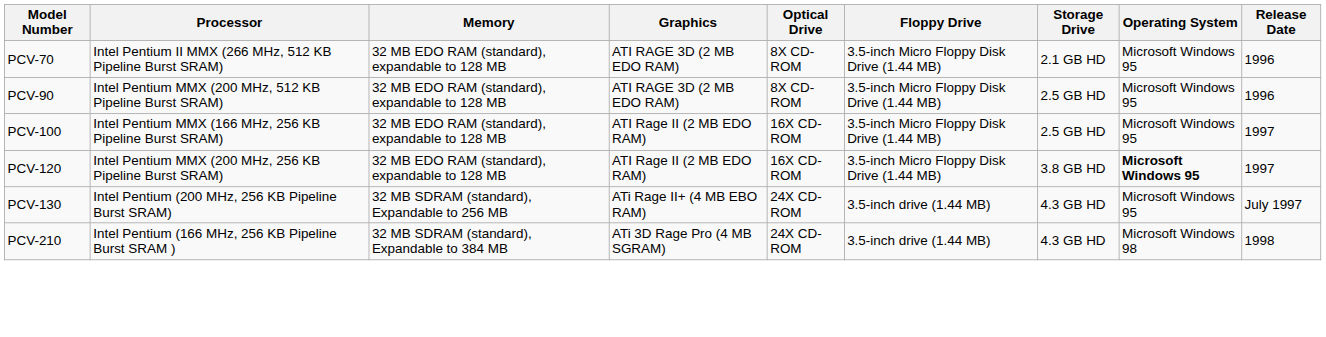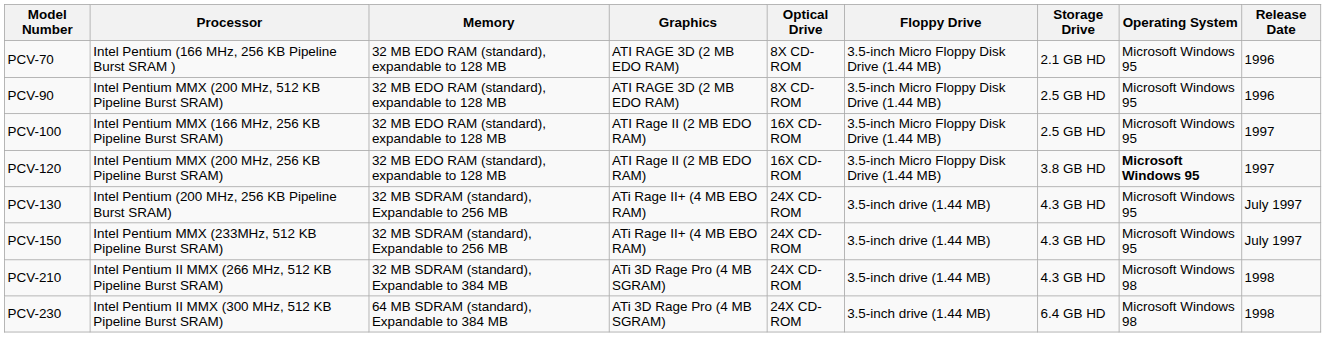(212, 59) Intel Pentium II MMX (266 MHz, 512 KB Pipeline Burst SRAM) -> (215, 59) Intel Pentium (166 MHz, 256 KB Pipeline Burst SRAM )
+ row: (34, 241)
(215, 241) Intel Pentium (166 MHz, 256 KB Pipeline Burst SRAM ) -> (212, 277) Intel Pentium II MMX (266 MHz, 512 KB Pipeline Burst SRAM)
+ row: (34, 314)
